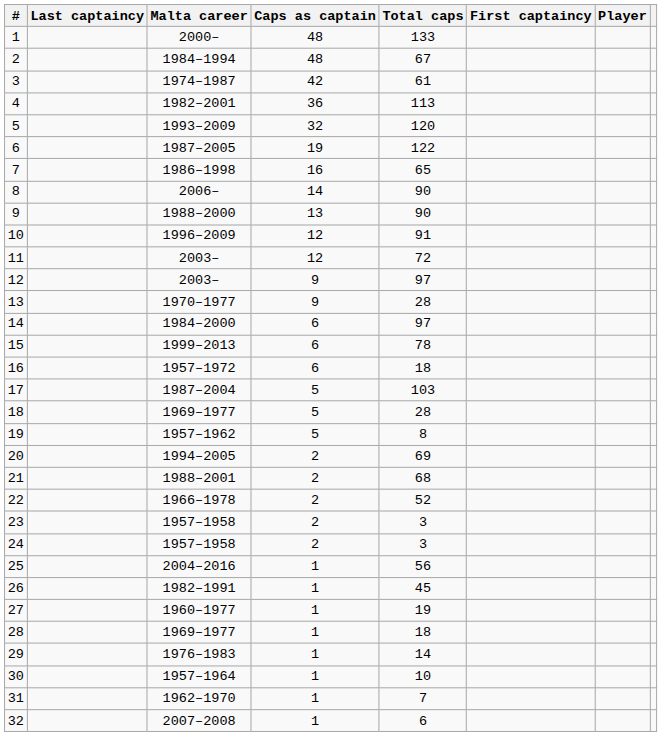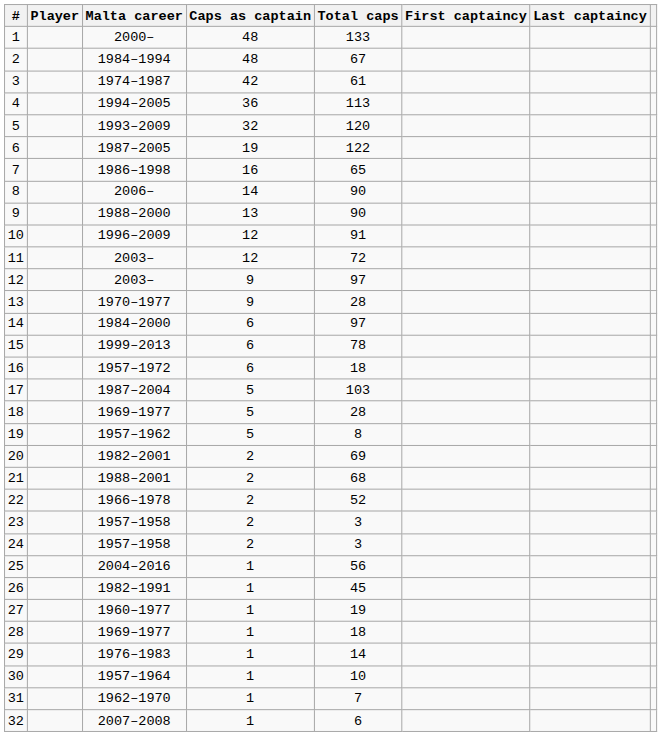columns swapped: (622, 16) <-> (87, 16)
(199, 104) 1982–2001 -> (134, 104) 1994–2005
(199, 456) 1994–2005 -> (134, 456) 1982–2001
